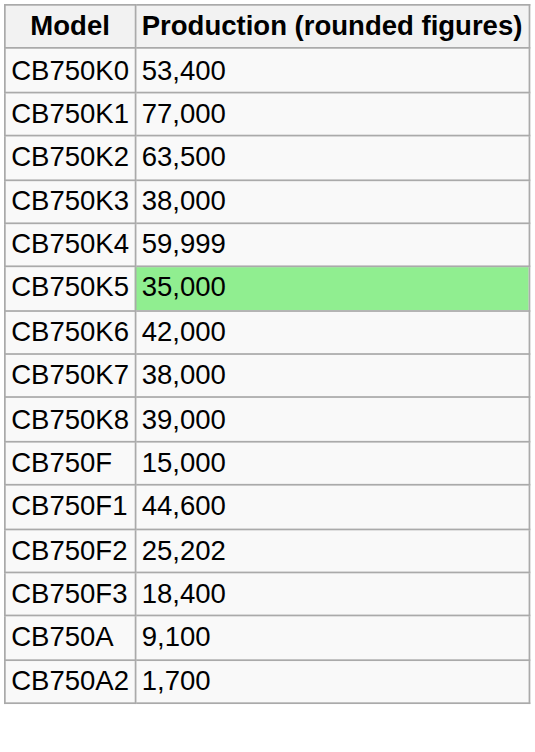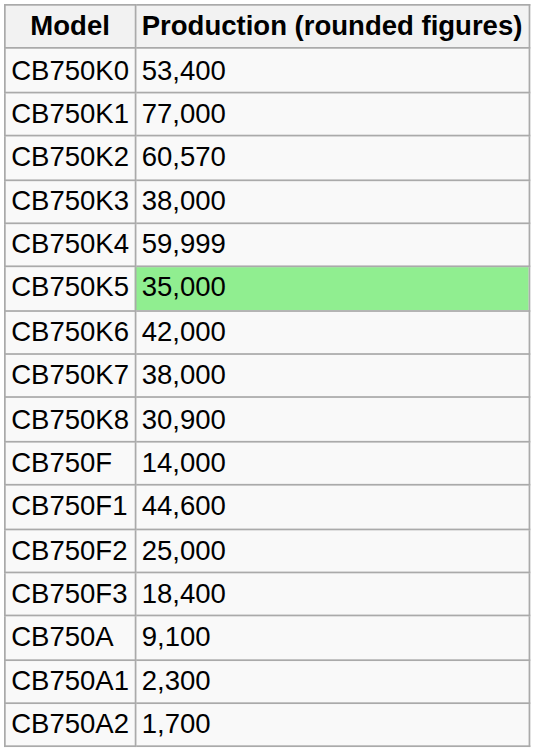(184, 157) 63,500 -> (184, 157) 60,570
(184, 419) 39,000 -> (184, 419) 30,900
(184, 462) 15,000 -> (184, 462) 14,000
(184, 550) 25,202 -> (184, 550) 25,000
+ row: (70, 680)
